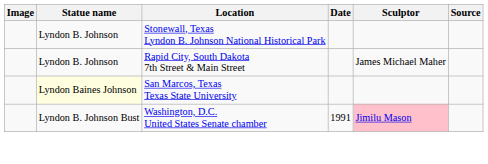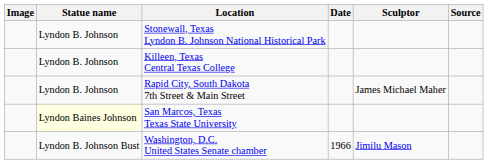+ row: (189, 62)
(341, 117) 1991 -> (341, 145) 1966
(384, 117) pink background -> (384, 145) no background
